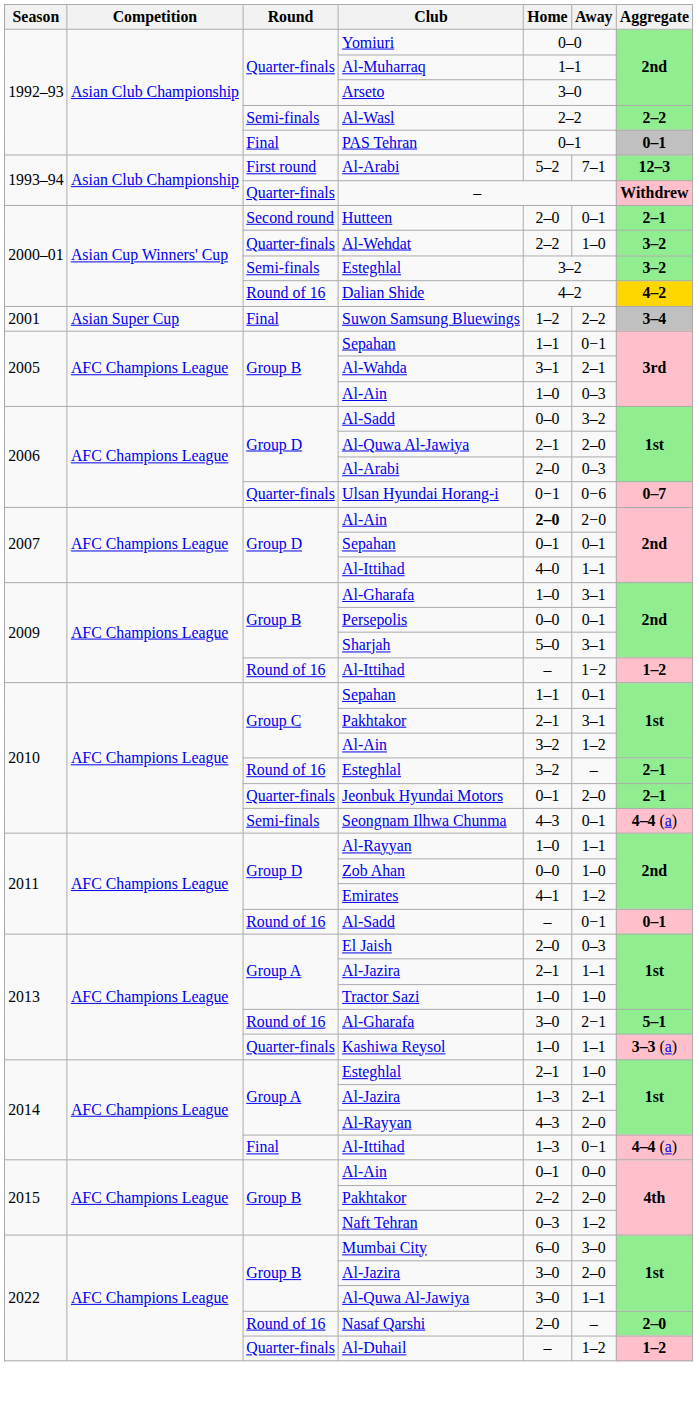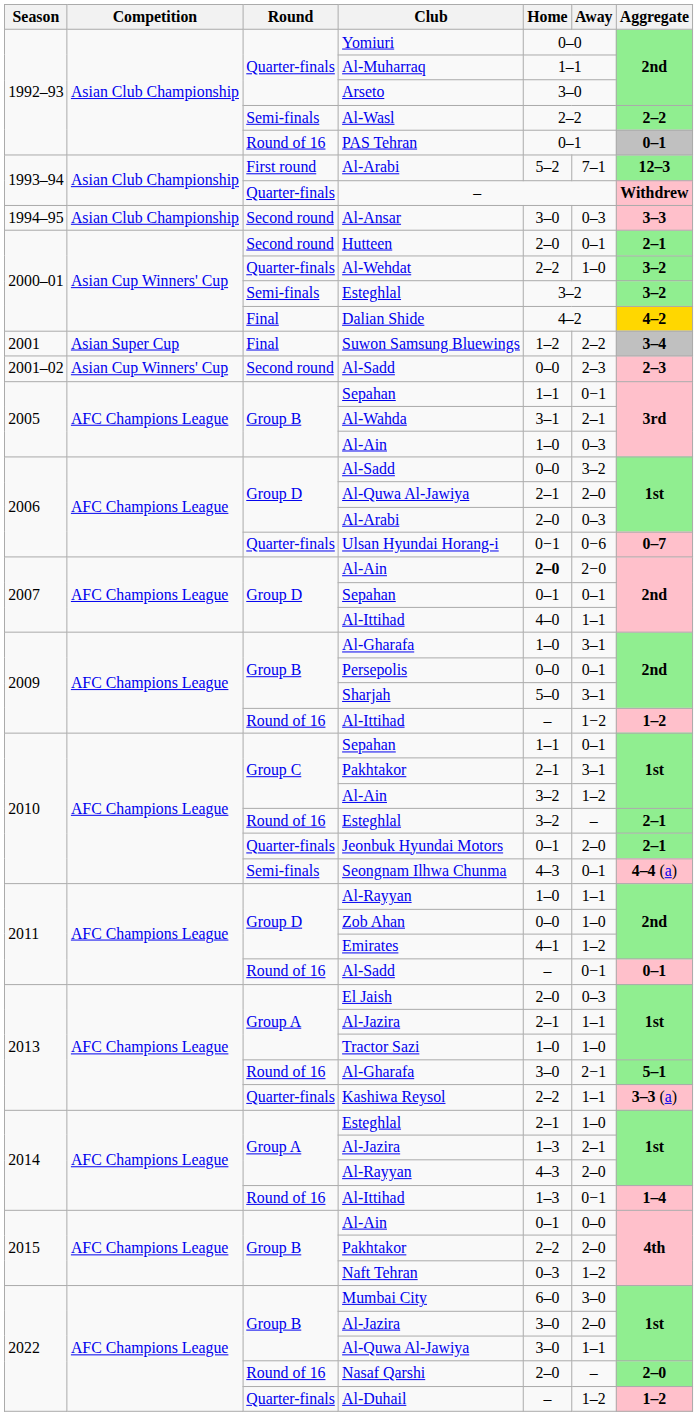(263, 142) Final -> (286, 142) Round of 16
+ row: (36, 218)
(286, 293) Round of 16 -> (263, 318) Final
+ row: (36, 368)
(547, 1047) 1–0 -> (547, 1097) 2–2
(263, 1147) Final -> (286, 1197) Round of 16
(654, 1147) 4–4 (a) -> (654, 1197) 1–4
